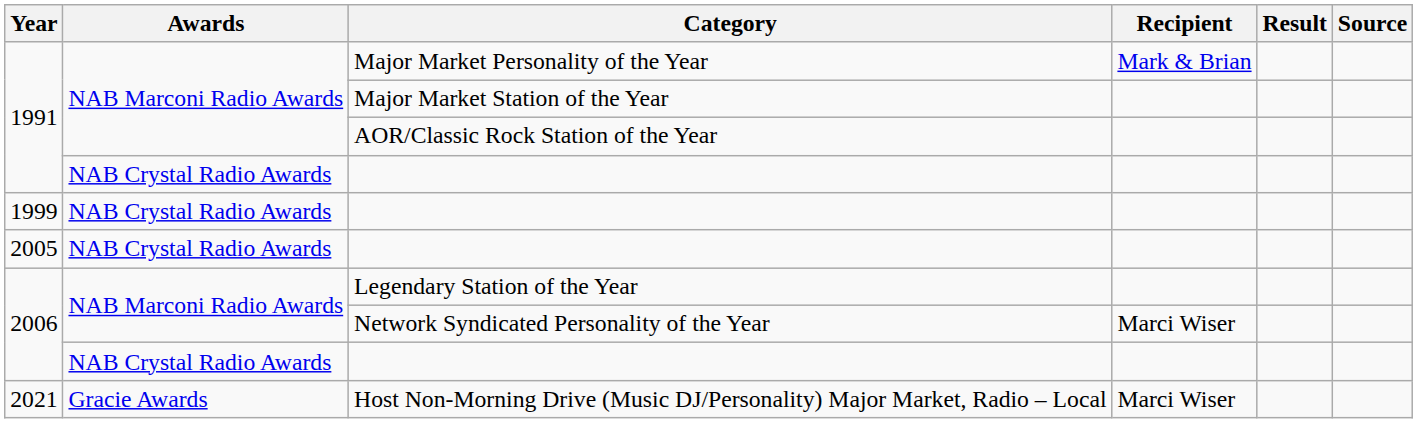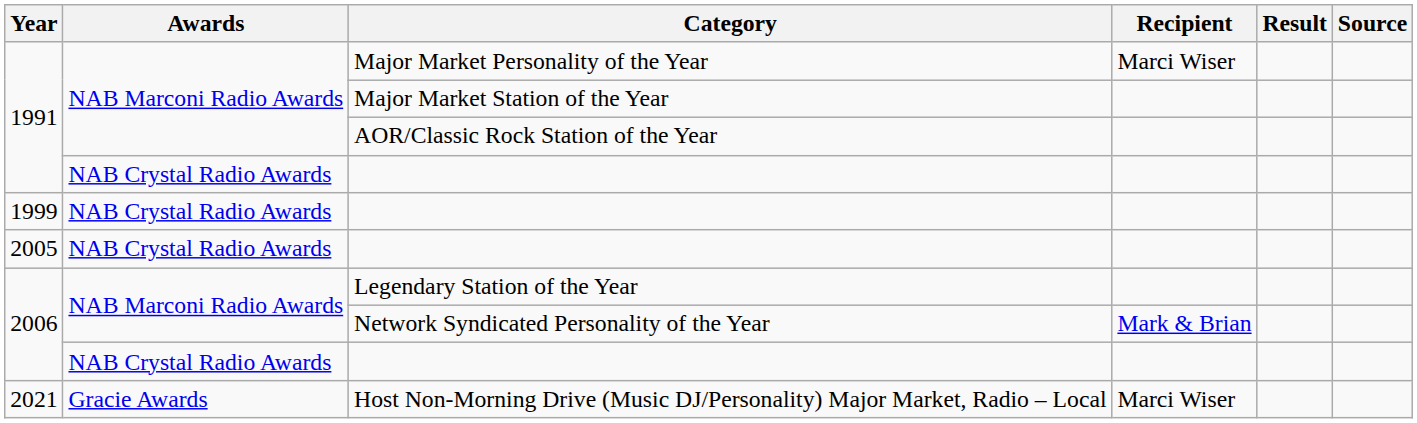(1184, 60) Mark & Brian -> (1176, 60) Marci Wiser
(1176, 323) Marci Wiser -> (1184, 323) Mark & Brian
